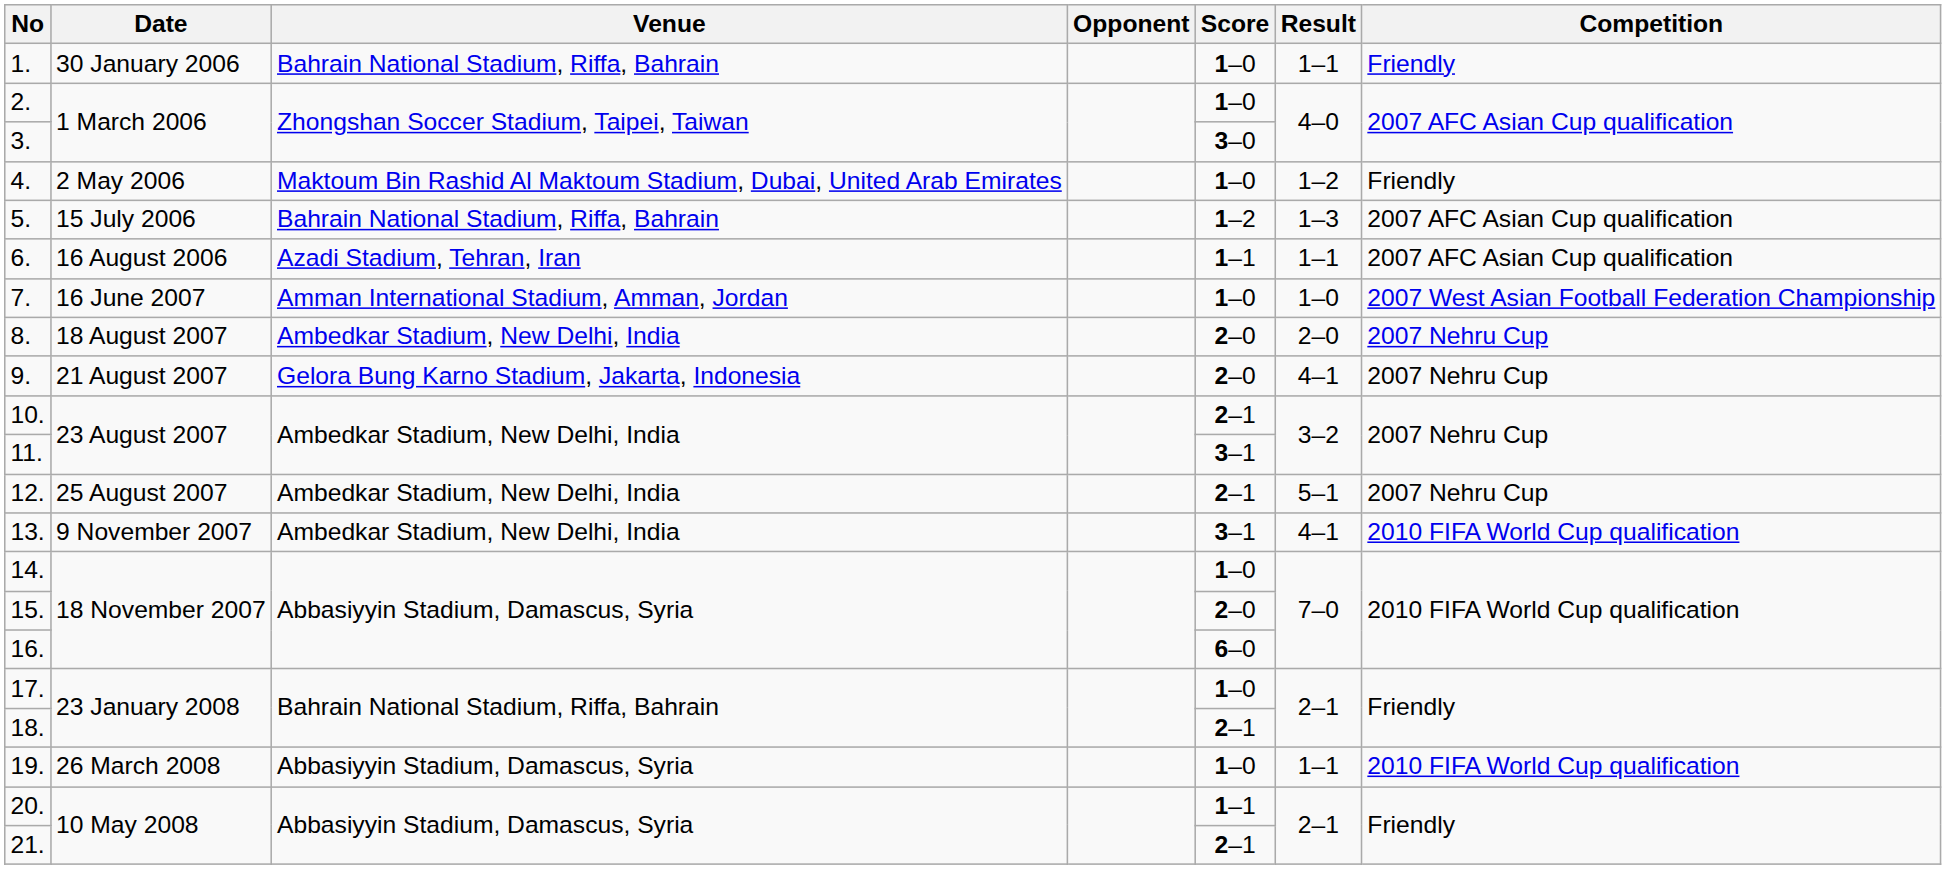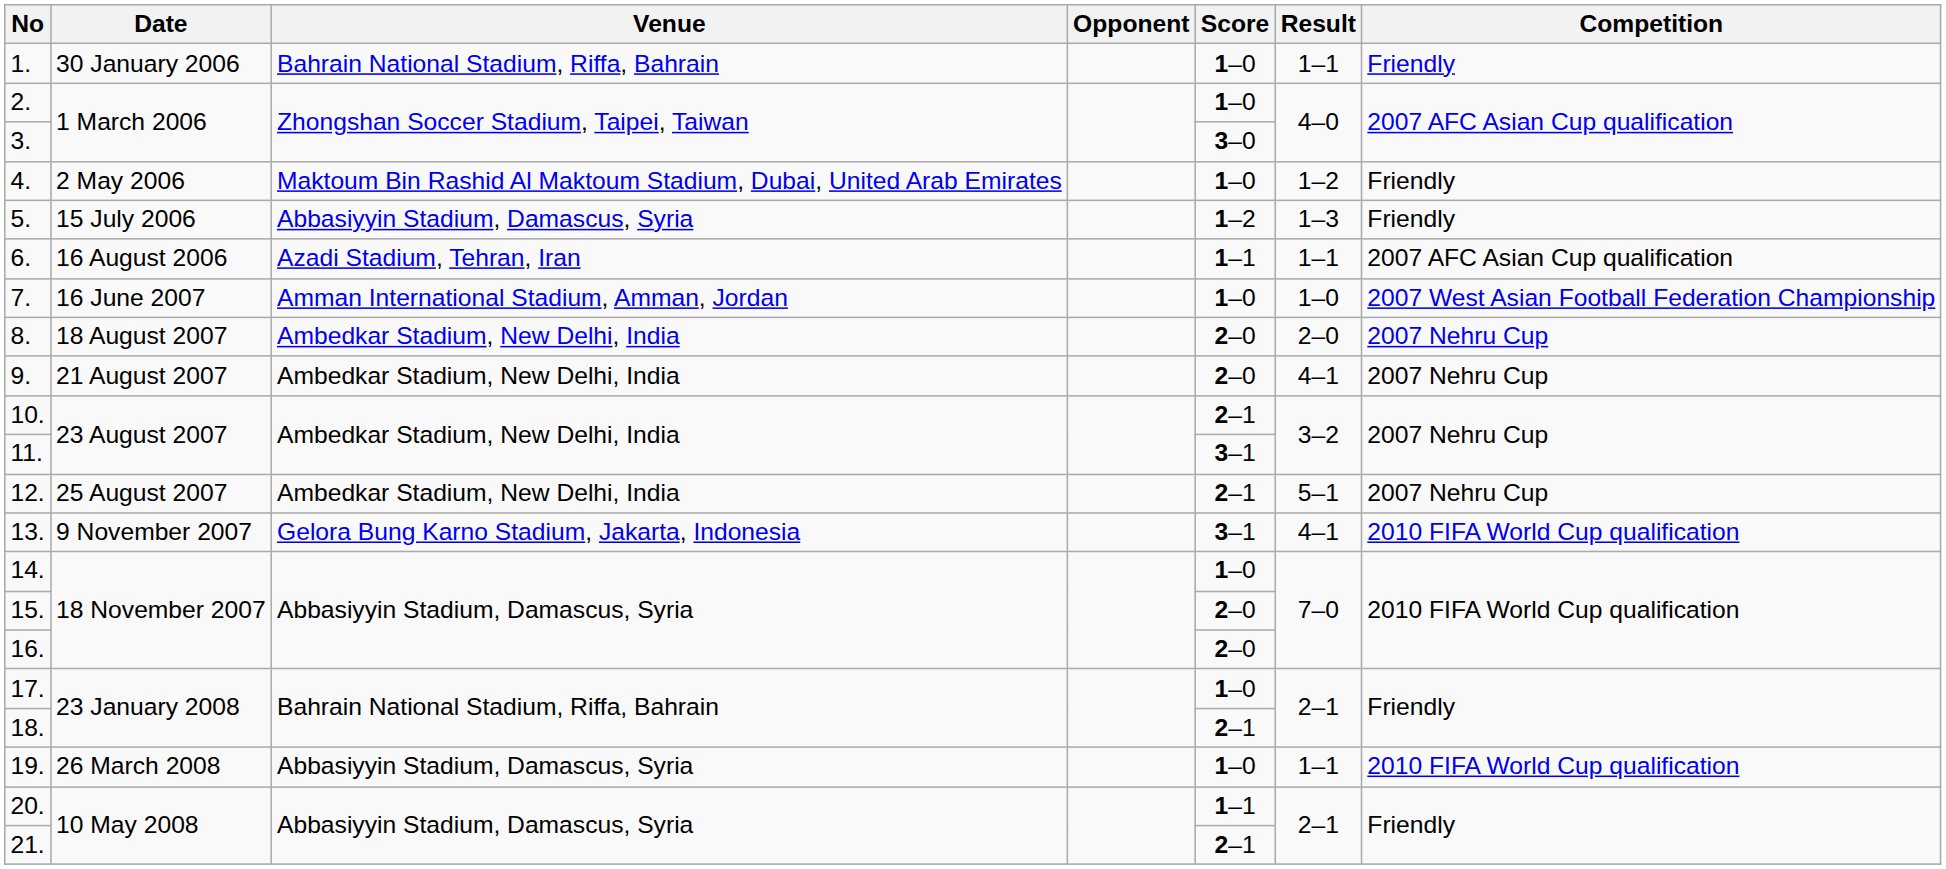(498, 219) Bahrain National Stadium, Riffa, Bahrain -> (485, 219) Abbasiyyin Stadium, Damascus, Syria
(1550, 219) 2007 AFC Asian Cup qualification -> (1411, 219) Friendly
(539, 375) Gelora Bung Karno Stadium, Jakarta, Indonesia -> (478, 375) Ambedkar Stadium, New Delhi, India
(478, 532) Ambedkar Stadium, New Delhi, India -> (539, 532) Gelora Bung Karno Stadium, Jakarta, Indonesia
(1235, 649) 6–0 -> (1235, 649) 2–0
